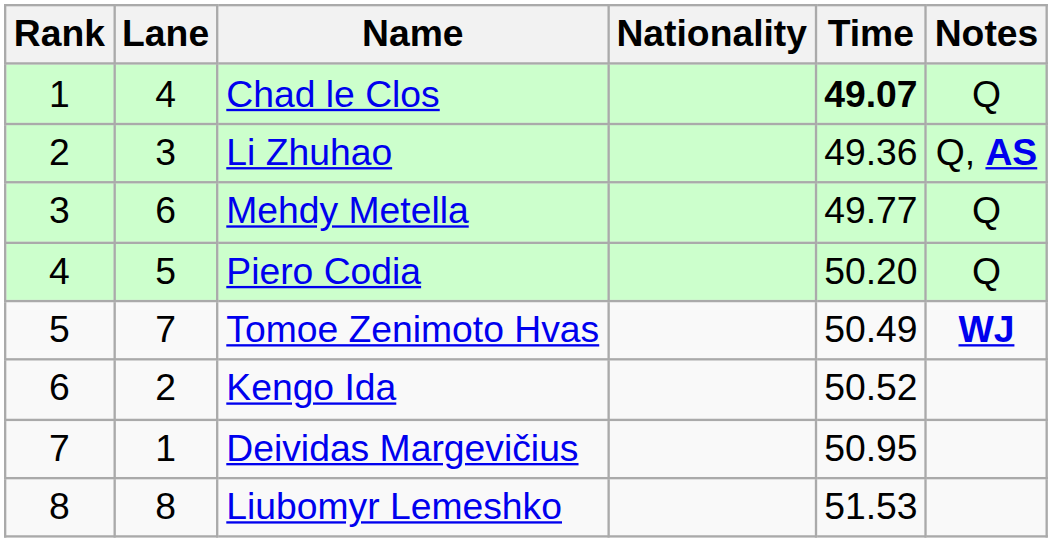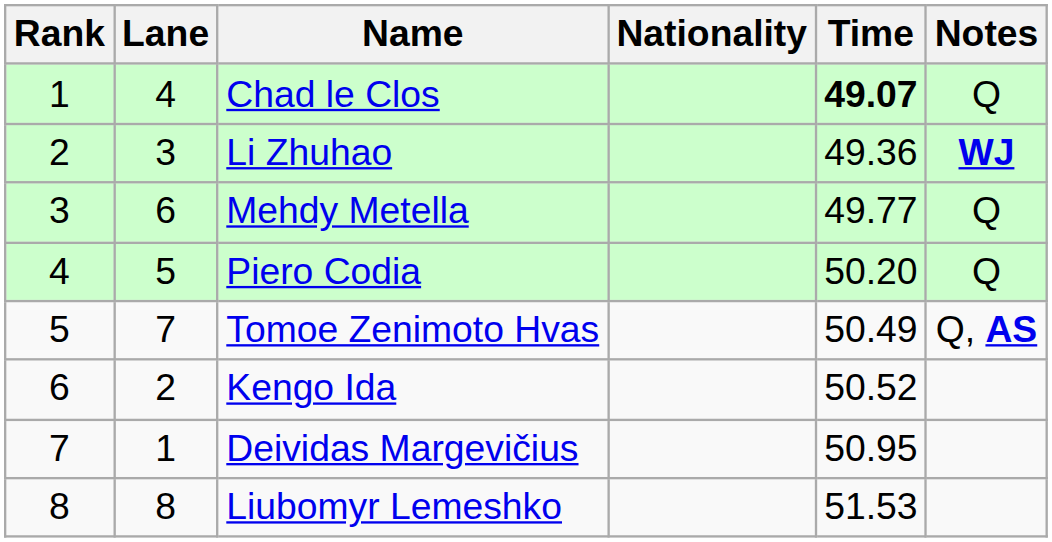(986, 152) Q, AS -> (986, 152) WJ
(986, 329) WJ -> (986, 329) Q, AS
